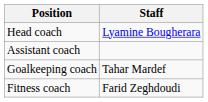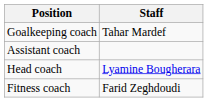rows swapped: (34, 32) <-> (52, 69)
